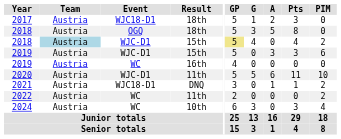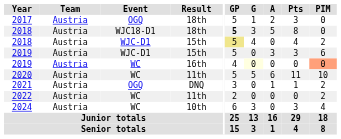(136, 20) WJC18-D1 -> (136, 20) OGQ
(136, 31) OGQ -> (136, 31) WJC18-D1
(235, 31) normal -> (235, 31) bold
(70, 42) lightblue background -> (70, 42) no background
(254, 64) no background -> (254, 64) lightyellow background
(323, 64) no background -> (323, 64) lightsalmon background
(136, 75) WJC-D1 -> (136, 75) WC
(136, 86) WJC18-D1 -> (136, 86) OGQ
